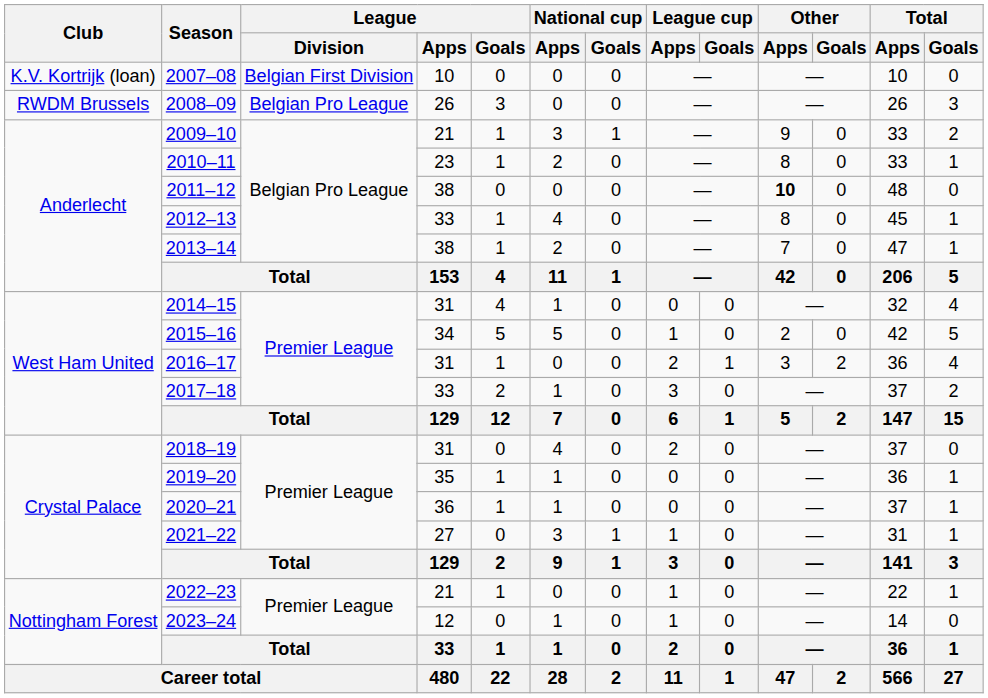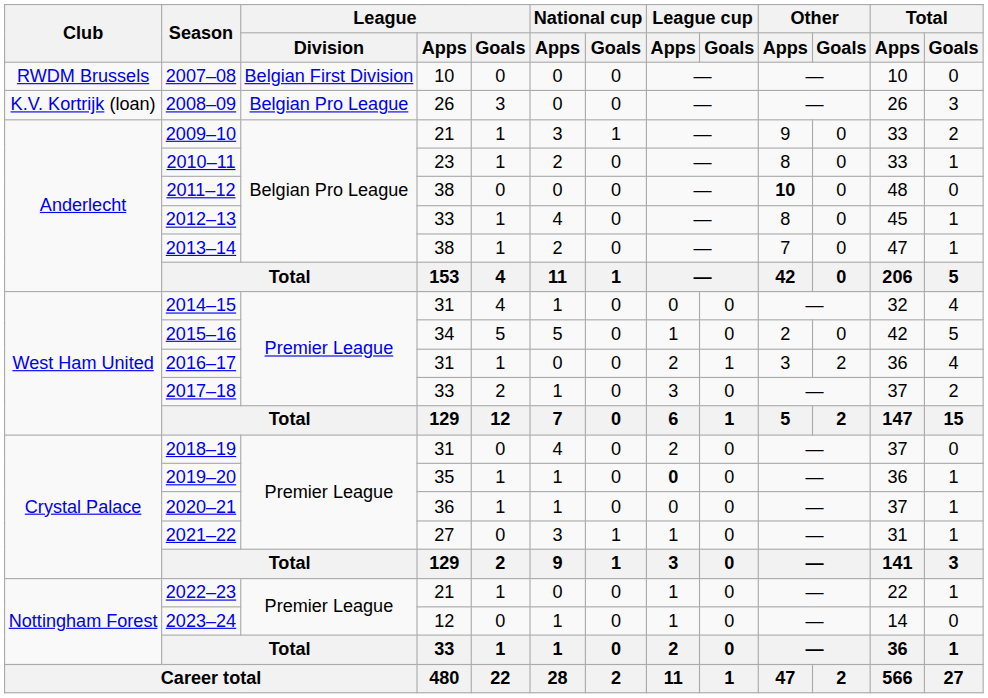(83, 76) K.V. Kortrijk (loan) -> (83, 76) RWDM Brussels
(83, 104) RWDM Brussels -> (83, 104) K.V. Kortrijk (loan)
(673, 477) normal -> (673, 477) bold
